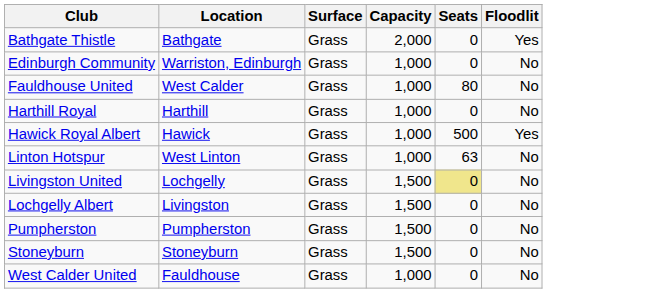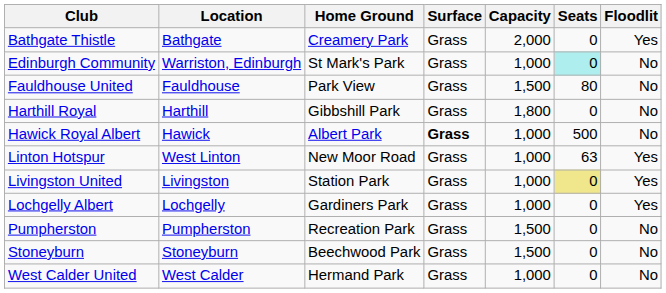+ column: (364, 16)
(474, 63) no background -> (593, 63) paleturquoise background
(203, 87) West Calder -> (201, 87) Fauldhouse
(413, 87) 1,000 -> (532, 87) 1,500
(413, 110) 1,000 -> (532, 110) 1,800
(328, 134) normal -> (449, 134) bold
(527, 134) Yes -> (649, 134) No
(529, 157) No -> (646, 157) Yes
(193, 181) Lochgelly -> (195, 181) Livingston
(413, 181) 1,500 -> (532, 181) 1,000
(529, 181) No -> (646, 181) Yes
(195, 205) Livingston -> (193, 205) Lochgelly
(413, 205) 1,500 -> (532, 205) 1,000
(529, 205) No -> (646, 205) Yes
(201, 275) Fauldhouse -> (203, 275) West Calder
